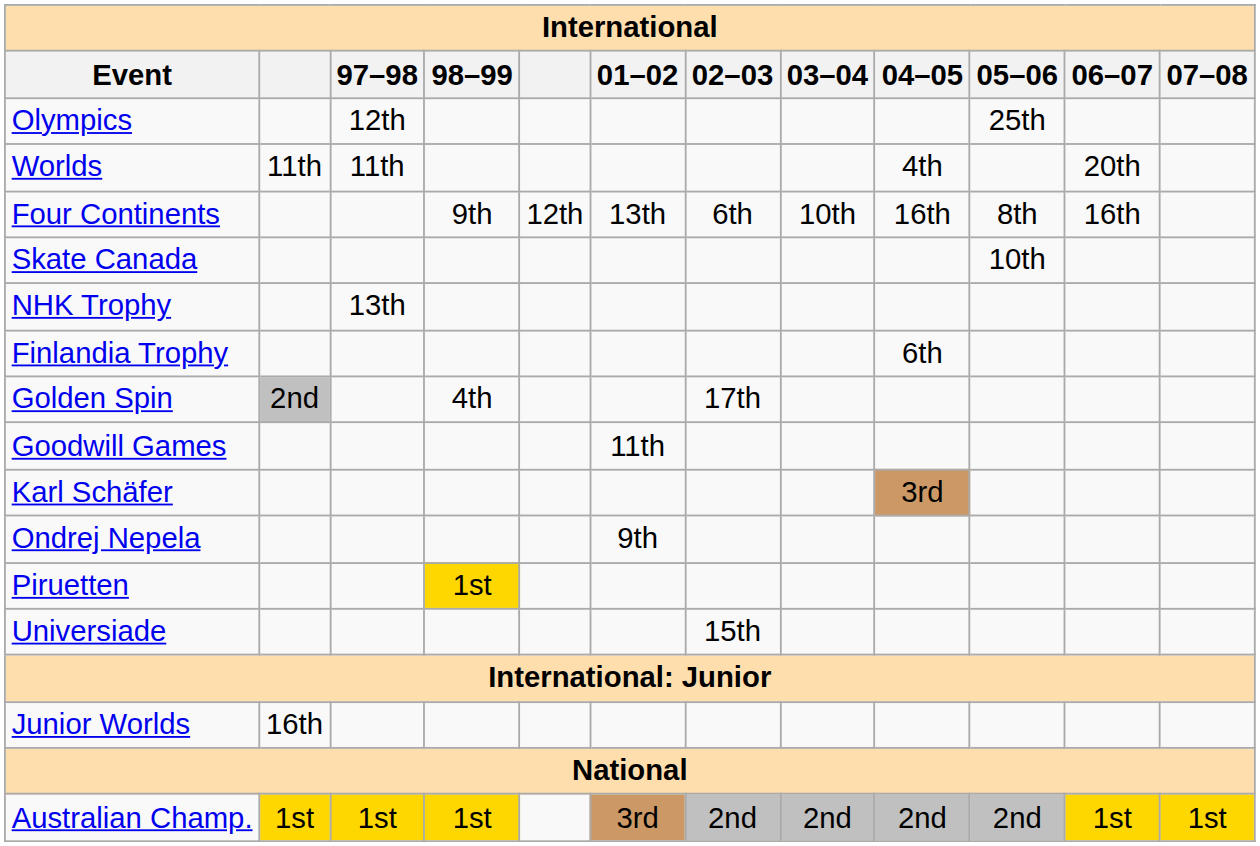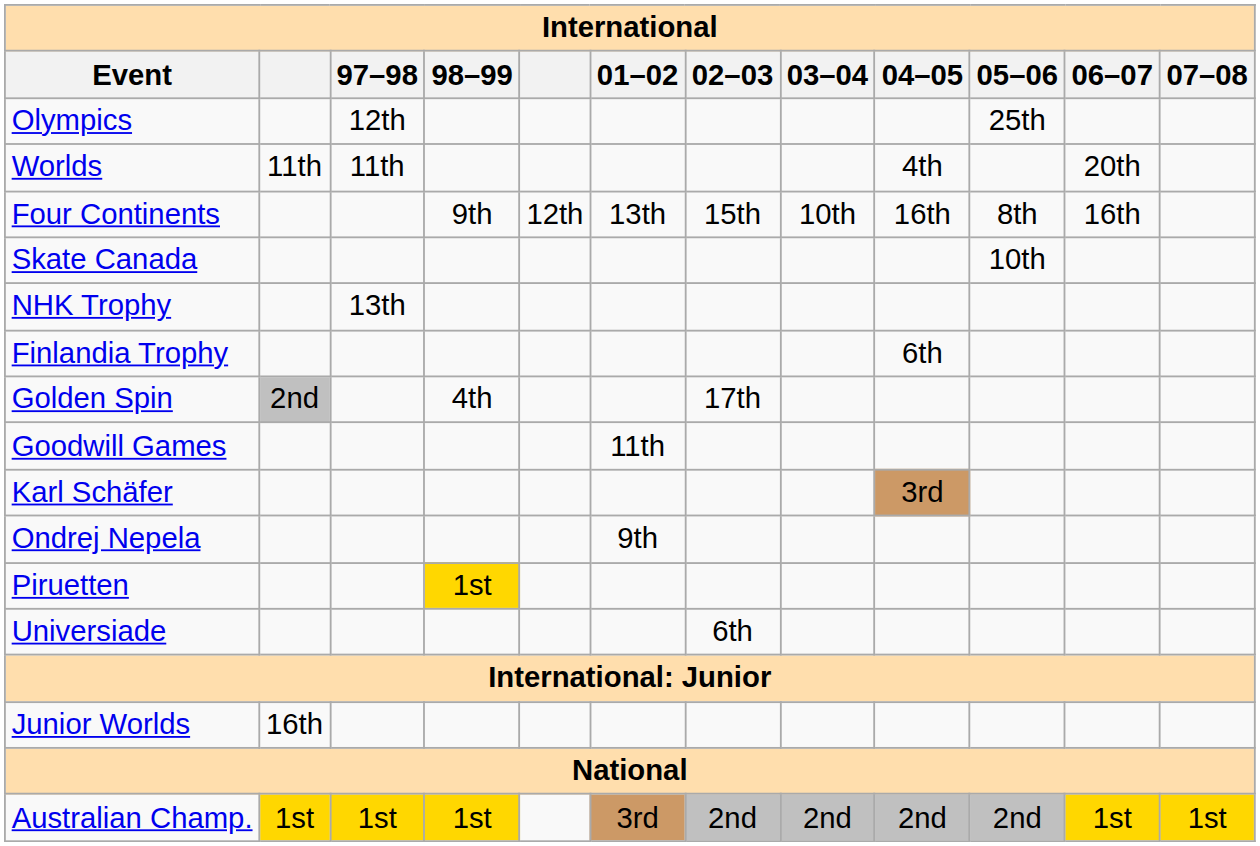(733, 213) 6th -> (732, 213) 15th
(732, 631) 15th -> (733, 631) 6th
